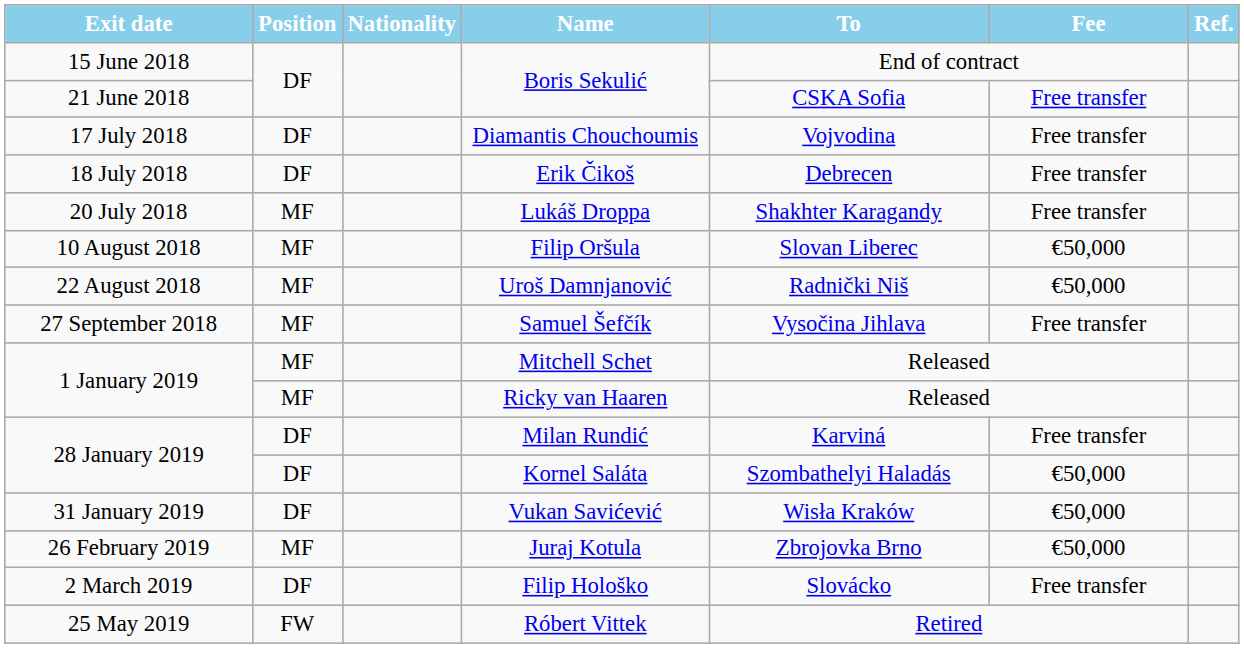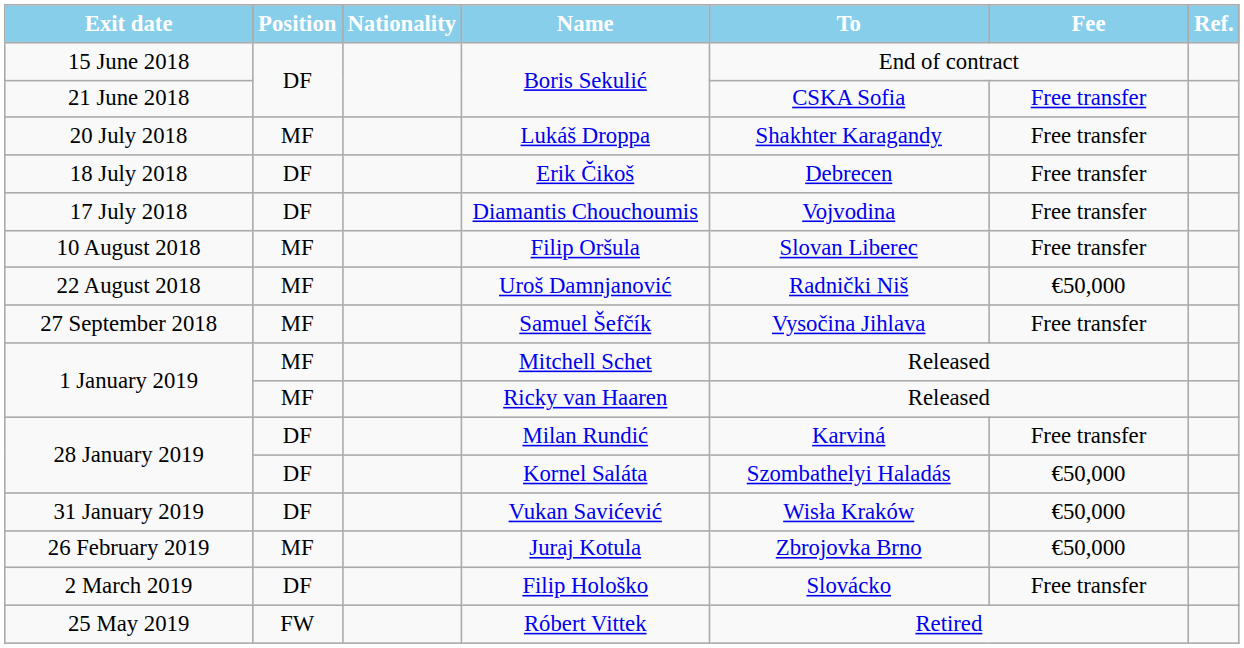rows swapped: (129, 136) <-> (129, 211)
(1088, 248) €50,000 -> (1088, 248) Free transfer
